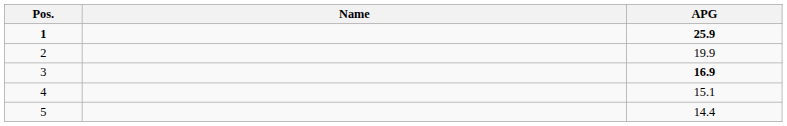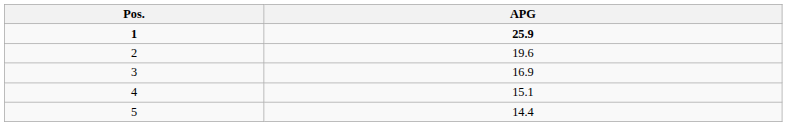- column: (354, 14)
(704, 53) 19.9 -> (523, 53) 19.6
(704, 72) bold -> (523, 72) normal
